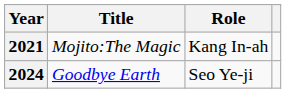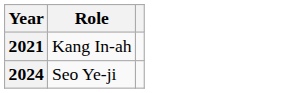- column: (116, 18)
